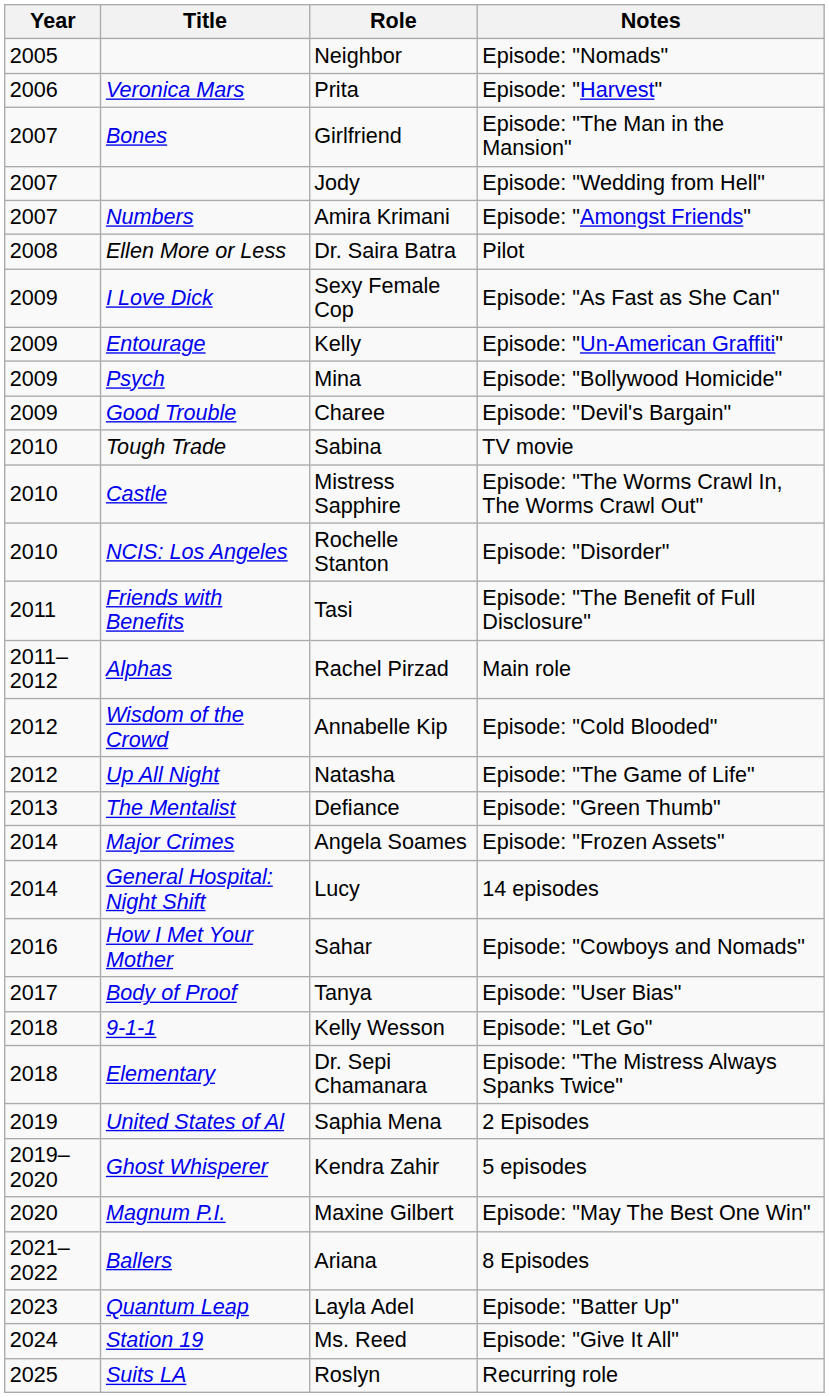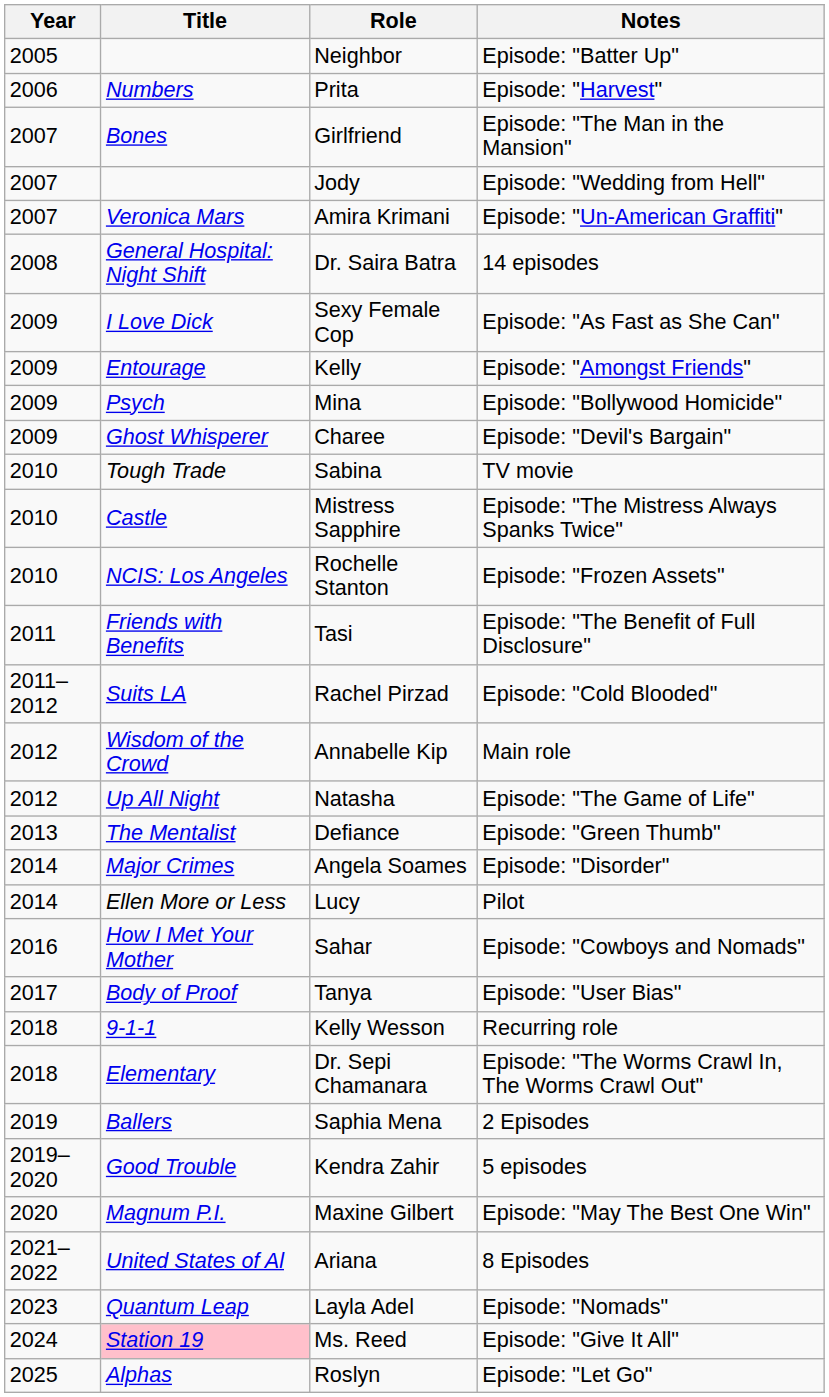(575, 55) Episode: "Nomads" -> (581, 55) Episode: "Batter Up"
(175, 90) Veronica Mars -> (150, 90) Numbers
(150, 217) Numbers -> (175, 217) Veronica Mars
(617, 217) Episode: "Amongst Friends" -> (633, 217) Episode: "Un-American Graffiti"
(196, 251) Ellen More or Less -> (189, 263) General Hospital: Night Shift
(503, 251) Pilot -> (541, 263) 14 episodes
(633, 344) Episode: "Un-American Graffiti" -> (617, 368) Episode: "Amongst Friends"
(171, 412) Good Trouble -> (187, 437) Ghost Whisperer
(632, 493) Episode: "The Worms Crawl In, The Worms Crawl Out" -> (630, 517) Episode: "The Mistress Always Spanks Twice"
(576, 552) Episode: "Disorder" -> (603, 576) Episode: "Frozen Assets"
(139, 669) Alphas -> (146, 693) Suits LA
(527, 669) Main role -> (600, 693) Episode: "Cold Blooded"
(600, 727) Episode: "Cold Blooded" -> (527, 751) Main role
(603, 842) Episode: "Frozen Assets" -> (576, 866) Episode: "Disorder"
(189, 889) General Hospital: Night Shift -> (196, 901) Ellen More or Less
(541, 889) 14 episodes -> (503, 901) Pilot
(567, 1028) Episode: "Let Go" -> (550, 1028) Recurring role
(630, 1074) Episode: "The Mistress Always Spanks Twice" -> (632, 1074) Episode: "The Worms Crawl In, The Worms Crawl Out"
(195, 1121) United States of Al -> (139, 1121) Ballers
(187, 1167) Ghost Whisperer -> (171, 1167) Good Trouble
(139, 1260) Ballers -> (195, 1260) United States of Al
(581, 1306) Episode: "Batter Up" -> (575, 1306) Episode: "Nomads"
(155, 1340) no background -> (155, 1340) pink background
(146, 1375) Suits LA -> (139, 1375) Alphas
(550, 1375) Recurring role -> (567, 1375) Episode: "Let Go"
